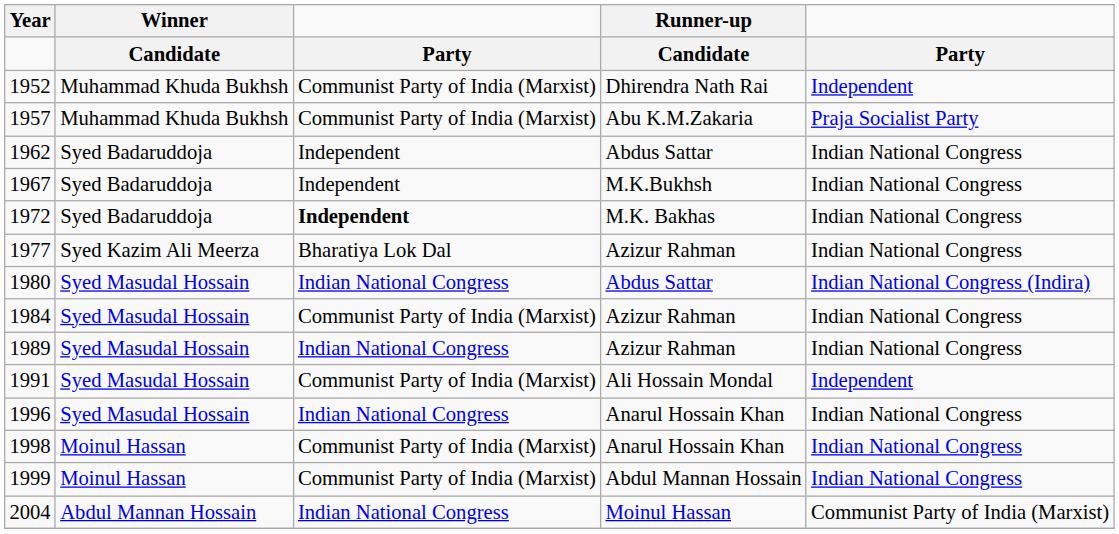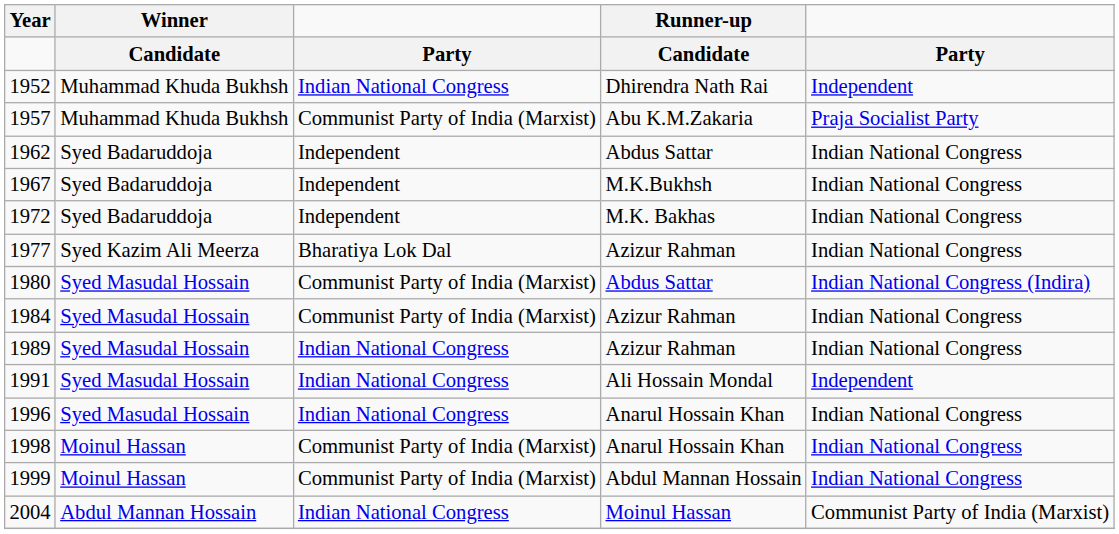(447, 86) Communist Party of India (Marxist) -> (403, 86) Indian National Congress
(354, 217) bold -> (349, 217) normal
(403, 282) Indian National Congress -> (447, 282) Communist Party of India (Marxist)
(447, 380) Communist Party of India (Marxist) -> (403, 380) Indian National Congress
